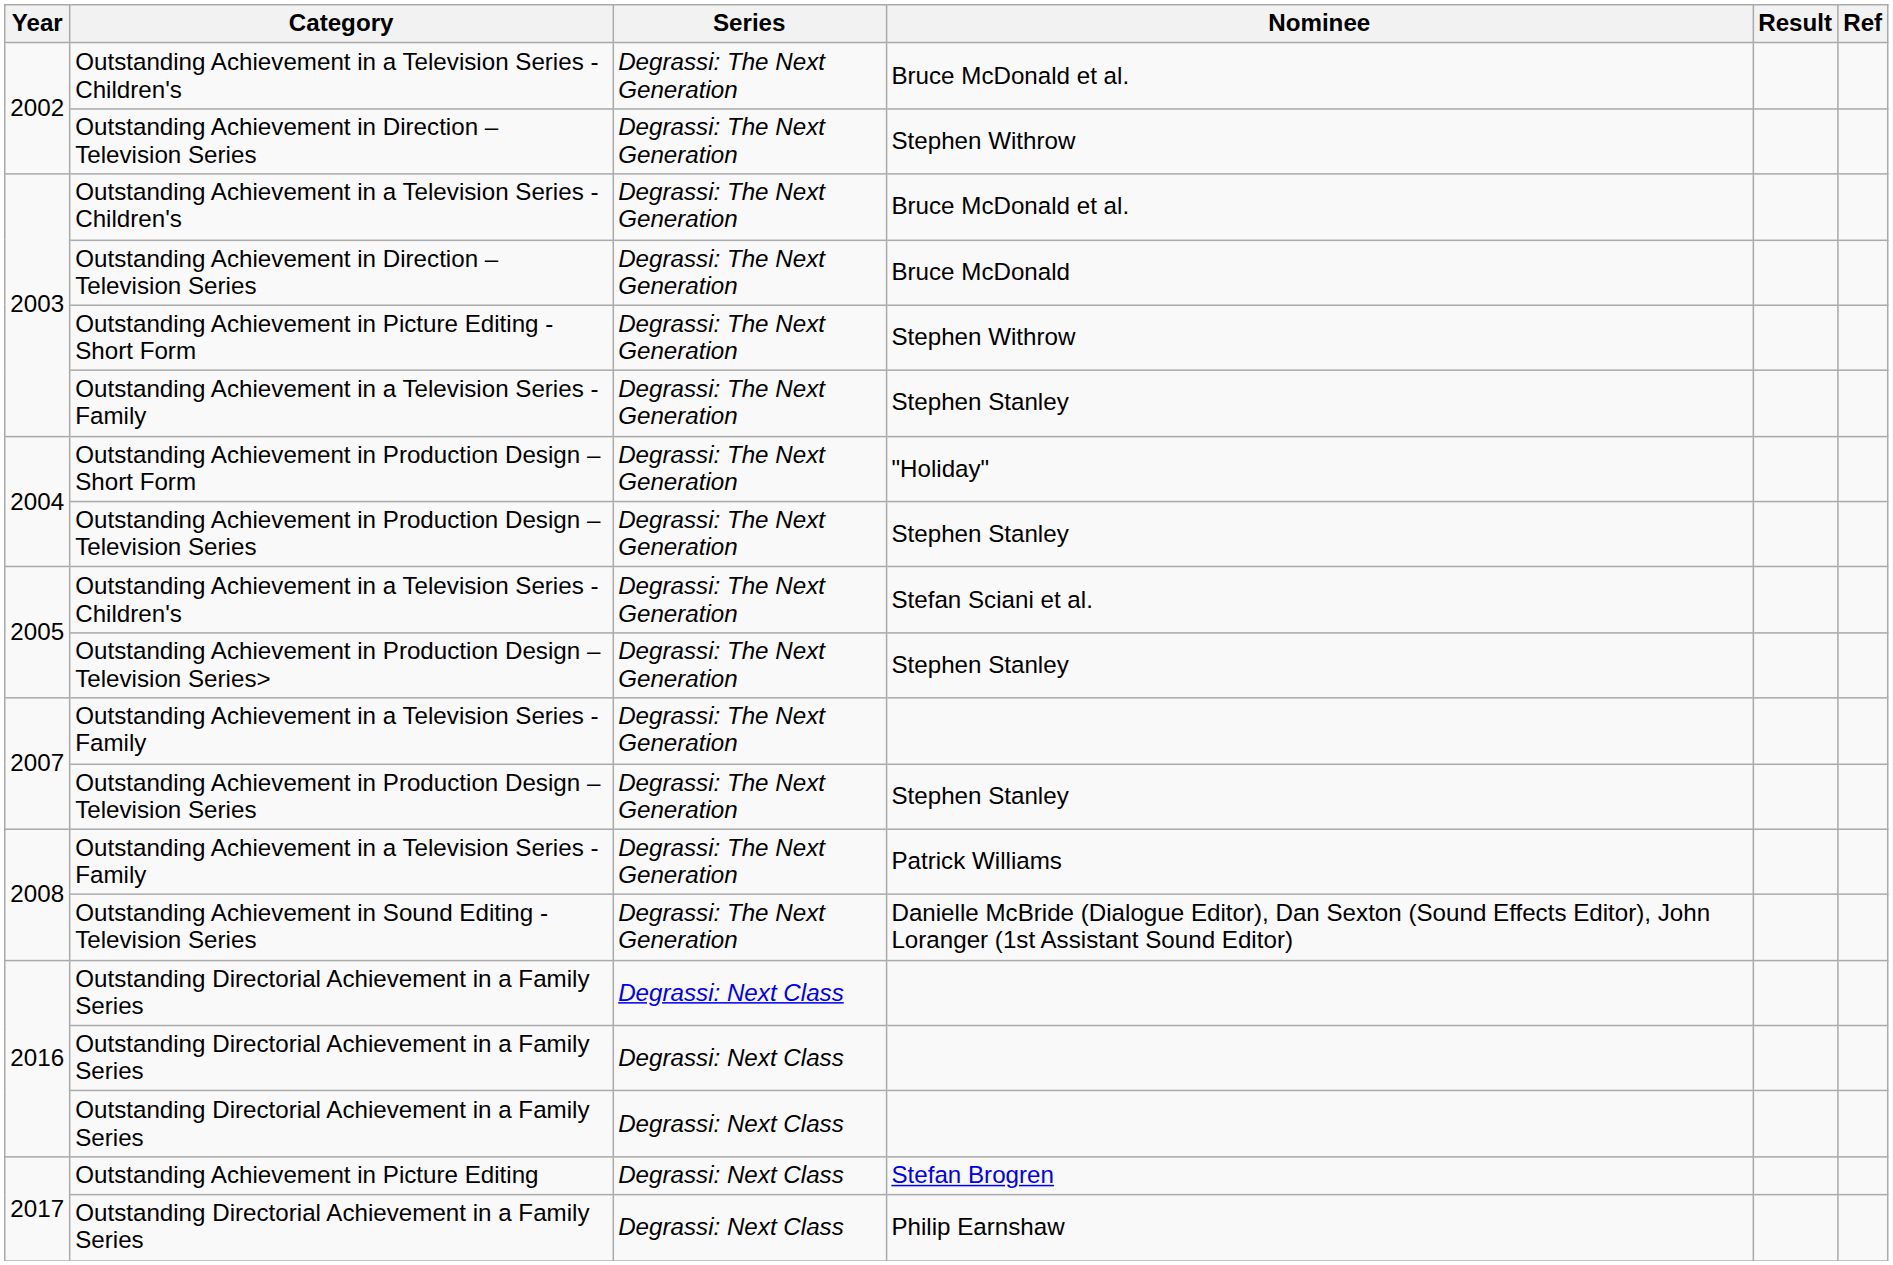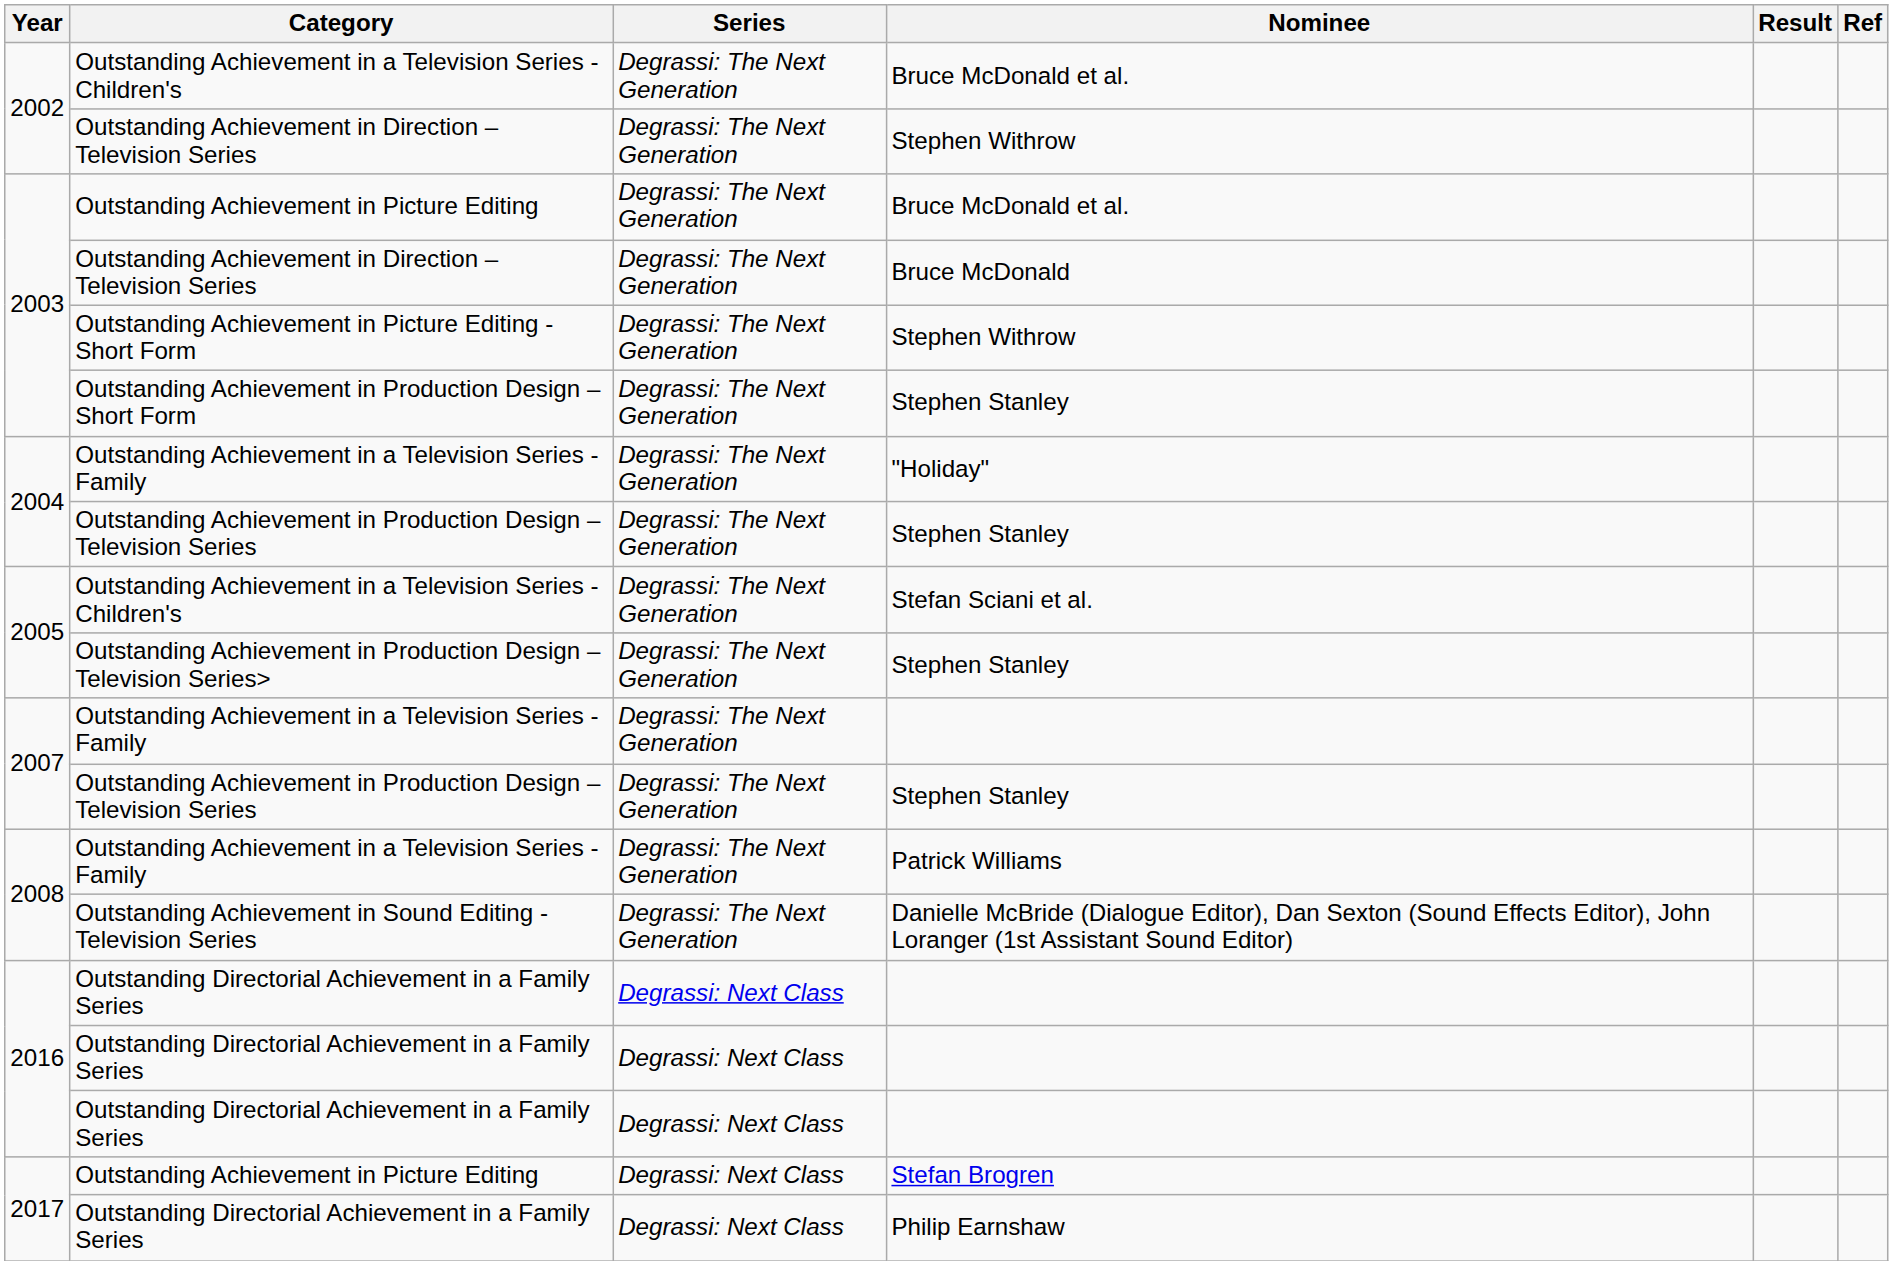(337, 206) Outstanding Achievement in a Television Series - Children's -> (307, 206) Outstanding Achievement in Picture Editing
(337, 403) Outstanding Achievement in a Television Series - Family -> (338, 403) Outstanding Achievement in Production Design – Short Form
(338, 468) Outstanding Achievement in Production Design – Short Form -> (337, 468) Outstanding Achievement in a Television Series - Family
